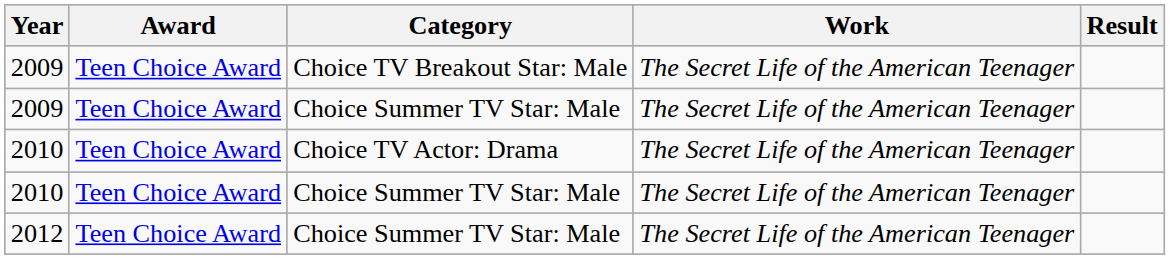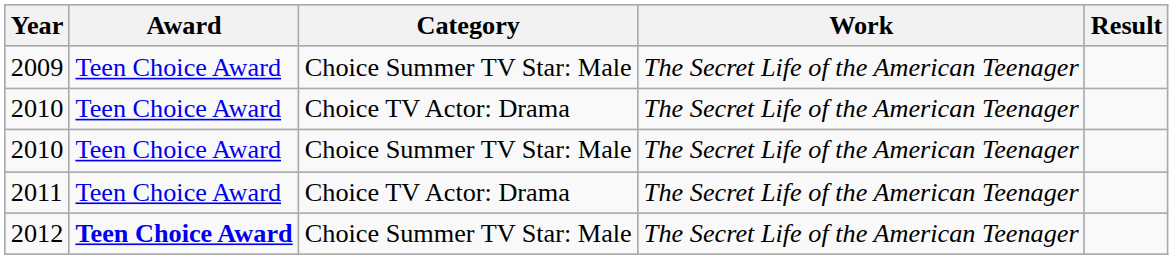- row: (37, 66)
+ row: (37, 191)
(178, 233) normal -> (184, 233) bold
